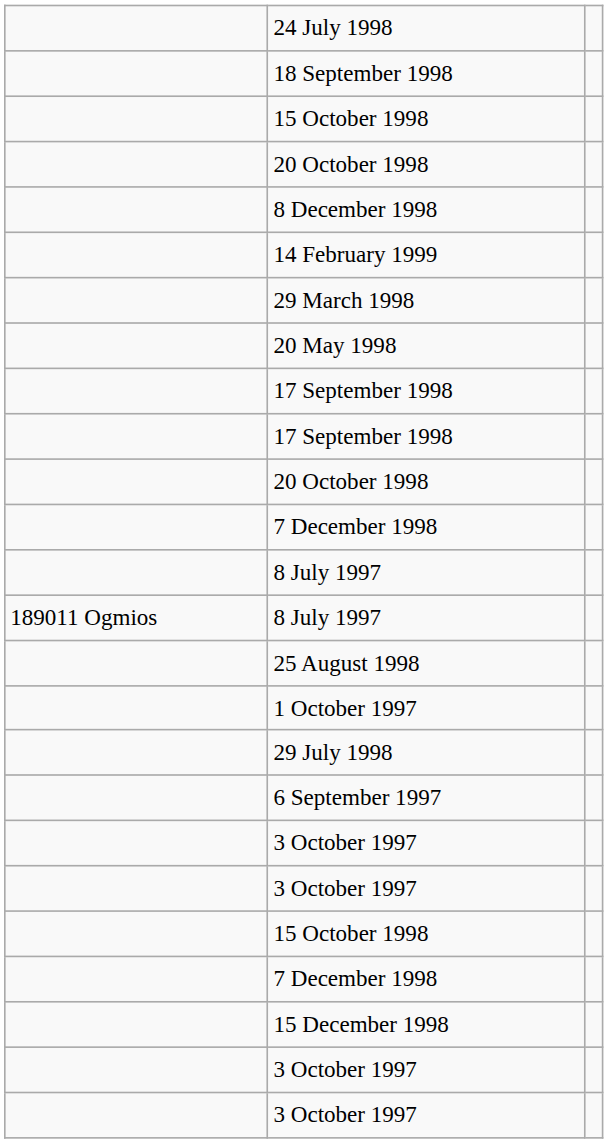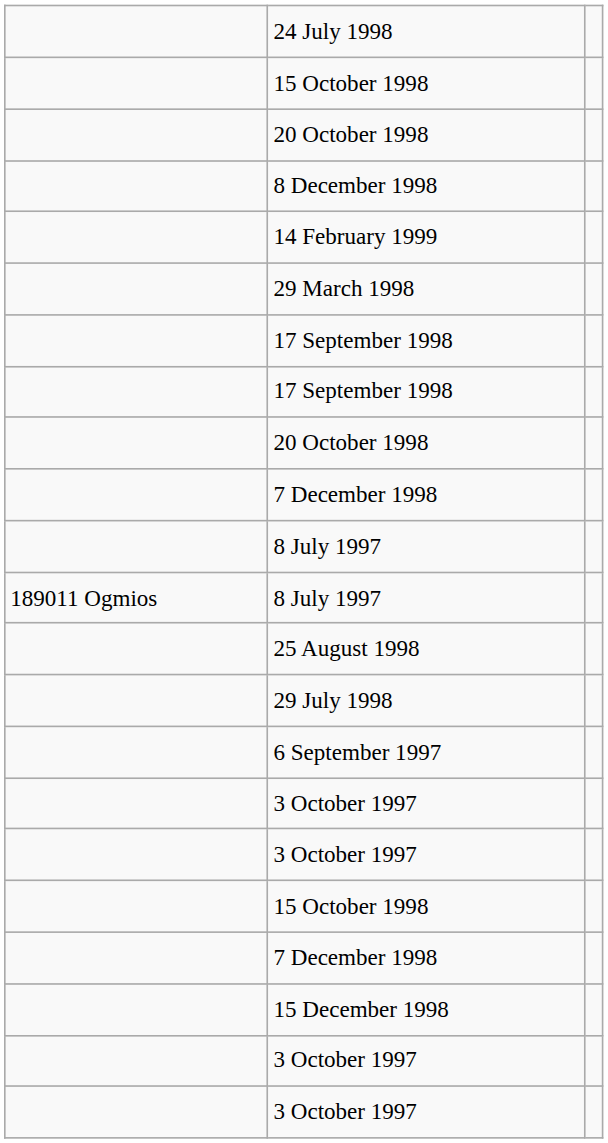- row: (136, 74)
- row: (136, 346)
- row: (136, 708)
